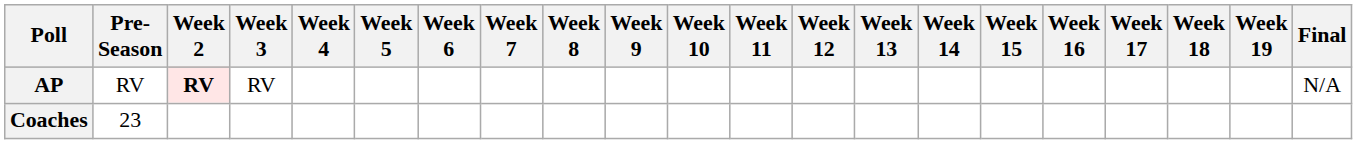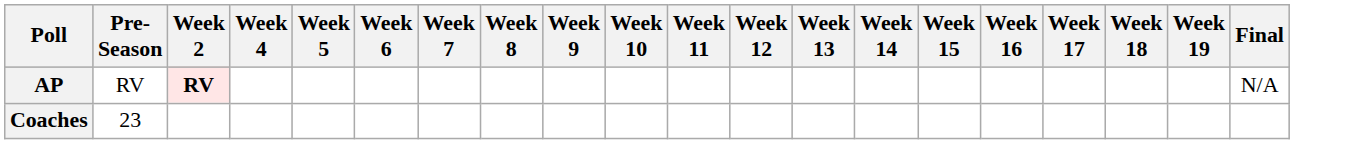- column: (261, 35)
